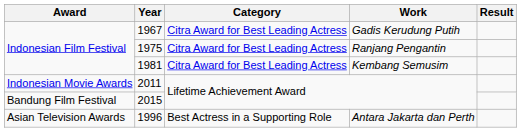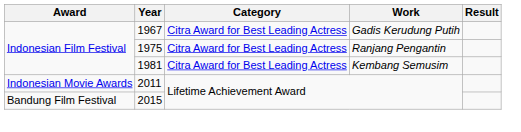- row: (150, 118)
